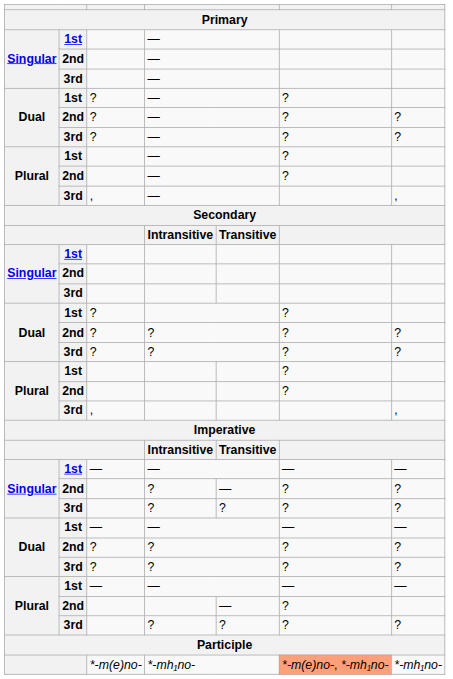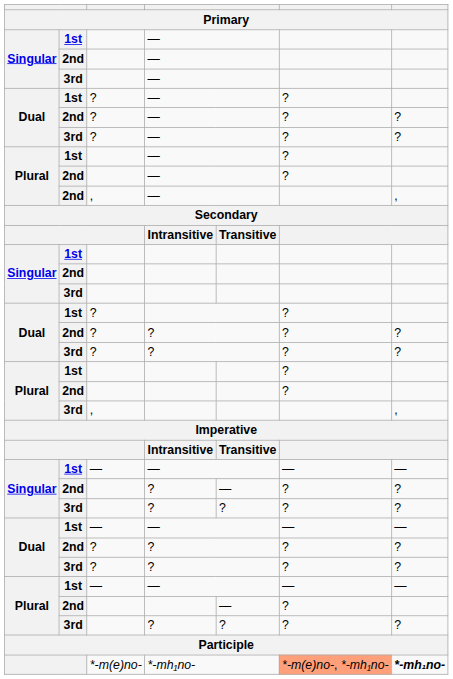(73, 195) 3rd -> (73, 195) 2nd
(418, 664) normal -> (420, 664) bold
